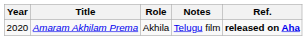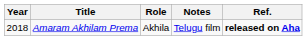(17, 27) 2020 -> (17, 27) 2018
